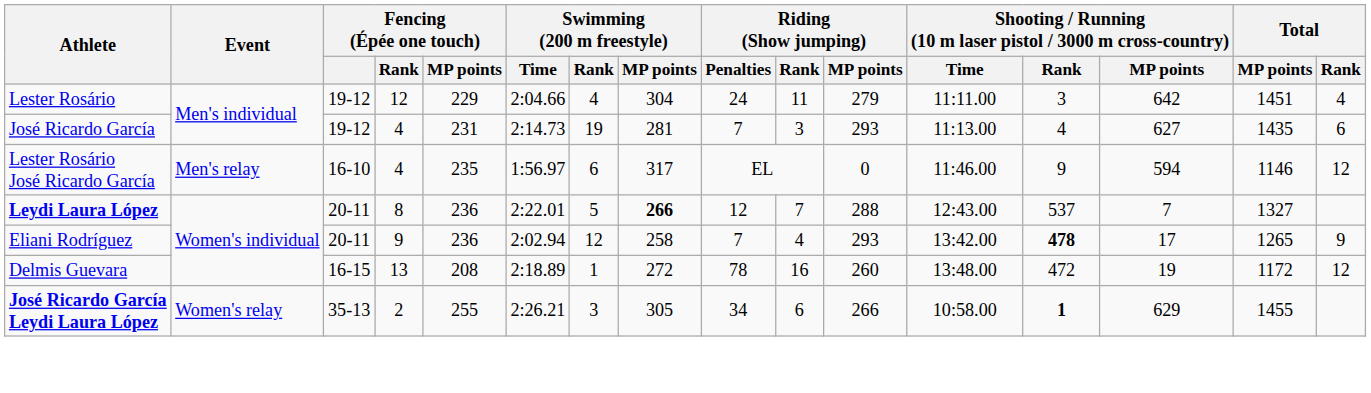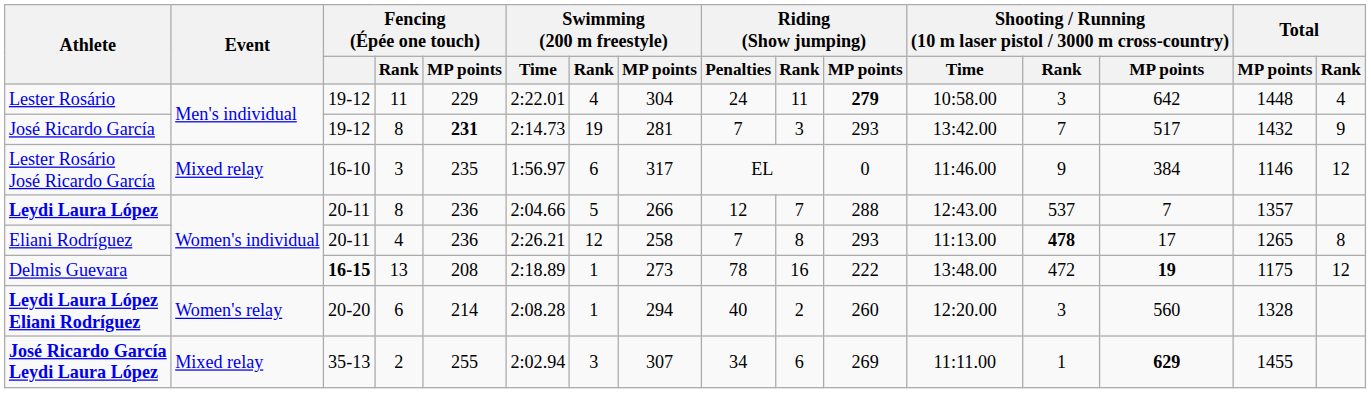(399, 99) 12 -> (399, 99) 11
(538, 99) 2:04.66 -> (538, 99) 2:22.01
(865, 99) normal -> (865, 99) bold
(965, 99) 11:11.00 -> (965, 99) 10:58.00
(1275, 99) 1451 -> (1275, 99) 1448
(399, 129) 4 -> (399, 129) 8
(465, 129) normal -> (465, 129) bold
(965, 129) 11:13.00 -> (965, 129) 13:42.00
(1061, 129) 4 -> (1061, 129) 7
(1167, 129) 627 -> (1167, 129) 517
(1275, 129) 1435 -> (1275, 129) 1432
(1341, 129) 6 -> (1341, 129) 9
(217, 170) Men's relay -> (219, 170) Mixed relay
(399, 170) 4 -> (399, 170) 3
(1167, 170) 594 -> (1167, 170) 384
(538, 210) 2:22.01 -> (538, 210) 2:04.66
(659, 210) bold -> (659, 210) normal
(1275, 210) 1327 -> (1275, 210) 1357
(399, 240) 9 -> (399, 240) 4
(538, 240) 2:02.94 -> (538, 240) 2:26.21
(799, 240) 4 -> (799, 240) 8
(965, 240) 13:42.00 -> (965, 240) 11:13.00
(1341, 240) 9 -> (1341, 240) 8
(349, 270) normal -> (349, 270) bold
(659, 270) 272 -> (659, 270) 273
(865, 270) 260 -> (865, 270) 222
(1167, 270) normal -> (1167, 270) bold
(1275, 270) 1172 -> (1275, 270) 1175
+ row: (83, 311)
(229, 311) Women's relay -> (219, 362) Mixed relay
(538, 311) 2:26.21 -> (538, 362) 2:02.94
(659, 311) 305 -> (659, 362) 307
(865, 311) 266 -> (865, 362) 269
(965, 311) 10:58.00 -> (965, 362) 11:11.00
(1061, 311) bold -> (1061, 362) normal
(1167, 311) normal -> (1167, 362) bold
